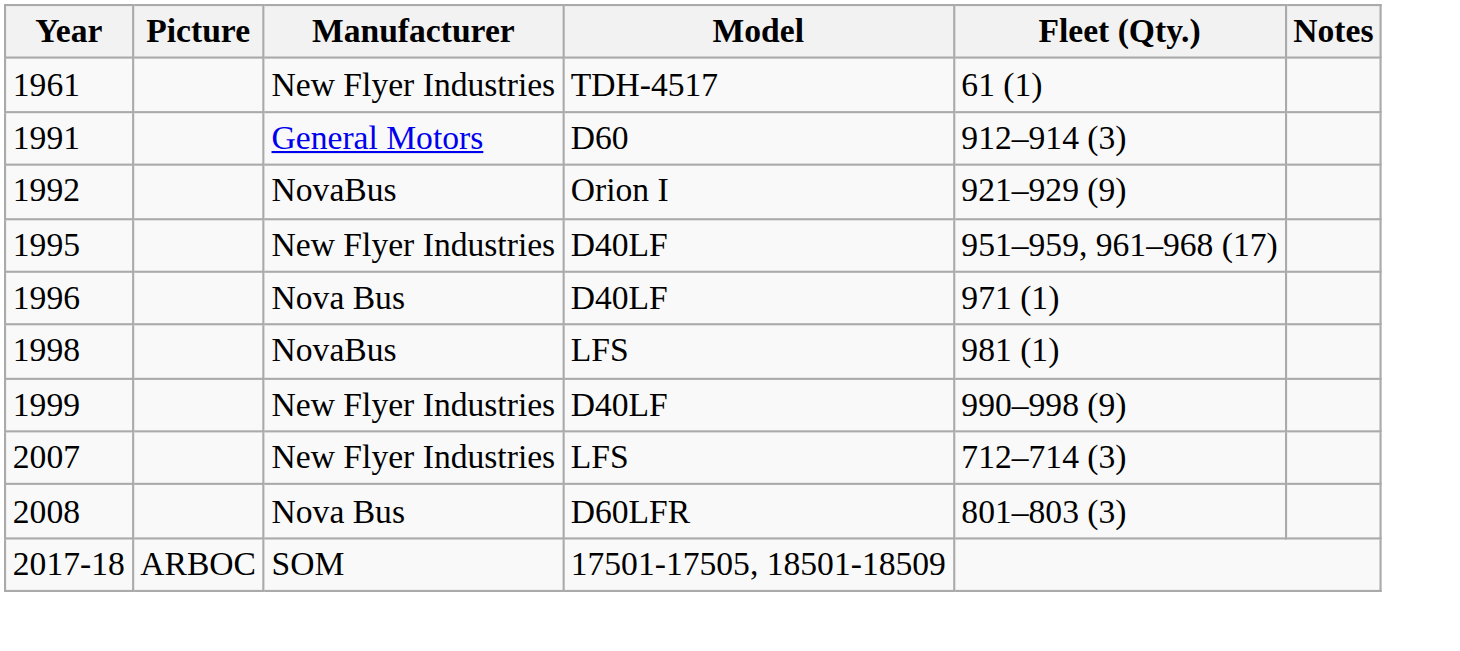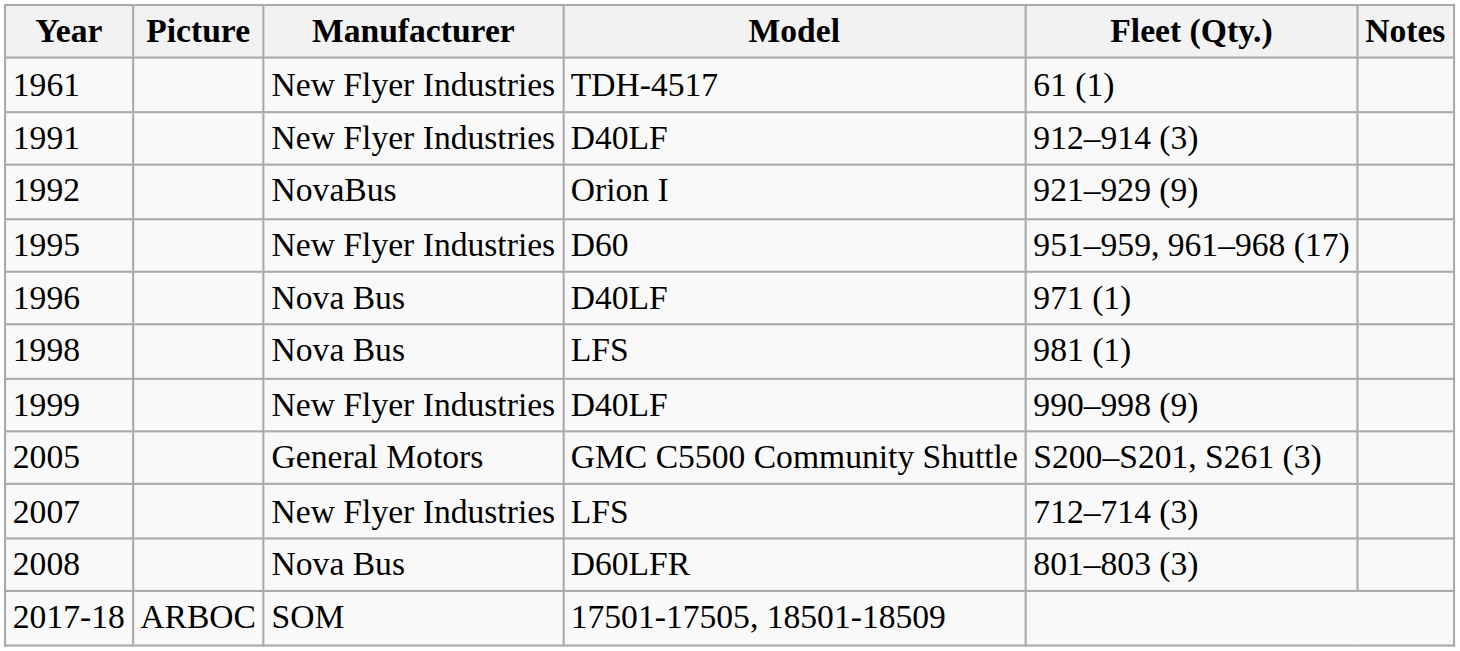(377, 137) General Motors -> (413, 137) New Flyer Industries
(600, 137) D60 -> (619, 137) D40LF
(619, 244) D40LF -> (600, 244) D60
(334, 350) NovaBus -> (338, 350) Nova Bus
+ row: (46, 457)
